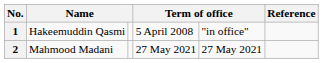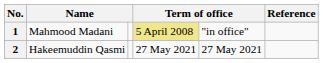(77, 31) Hakeemuddin Qasmi -> (71, 31) Mahmood Madani
(164, 31) no background -> (164, 31) khaki background
(71, 49) Mahmood Madani -> (77, 49) Hakeemuddin Qasmi
